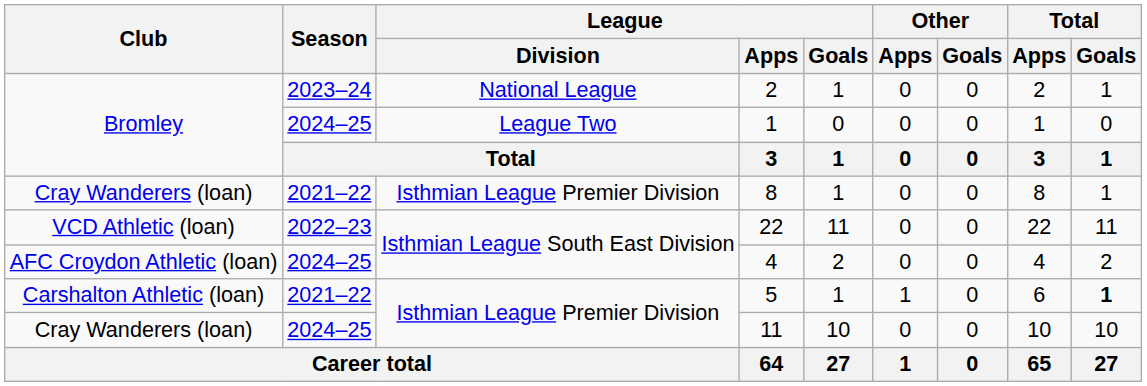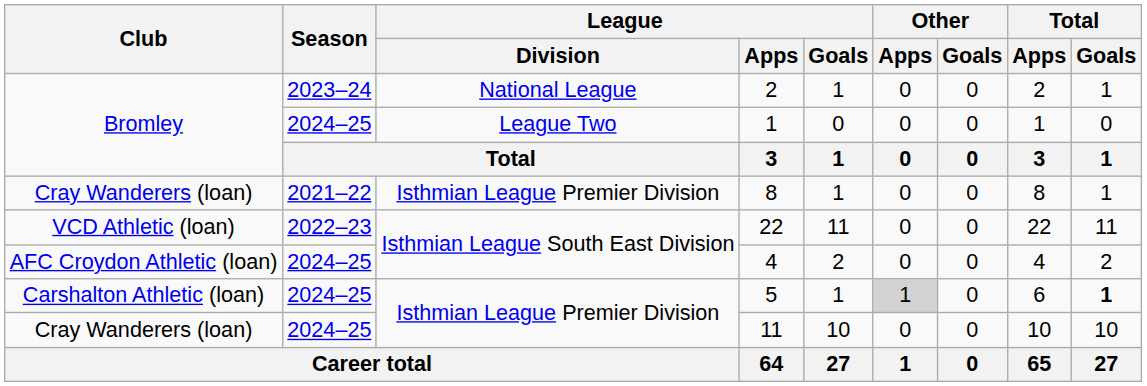(329, 295) 2021–22 -> (329, 295) 2024–25
(905, 295) no background -> (905, 295) lightgrey background
